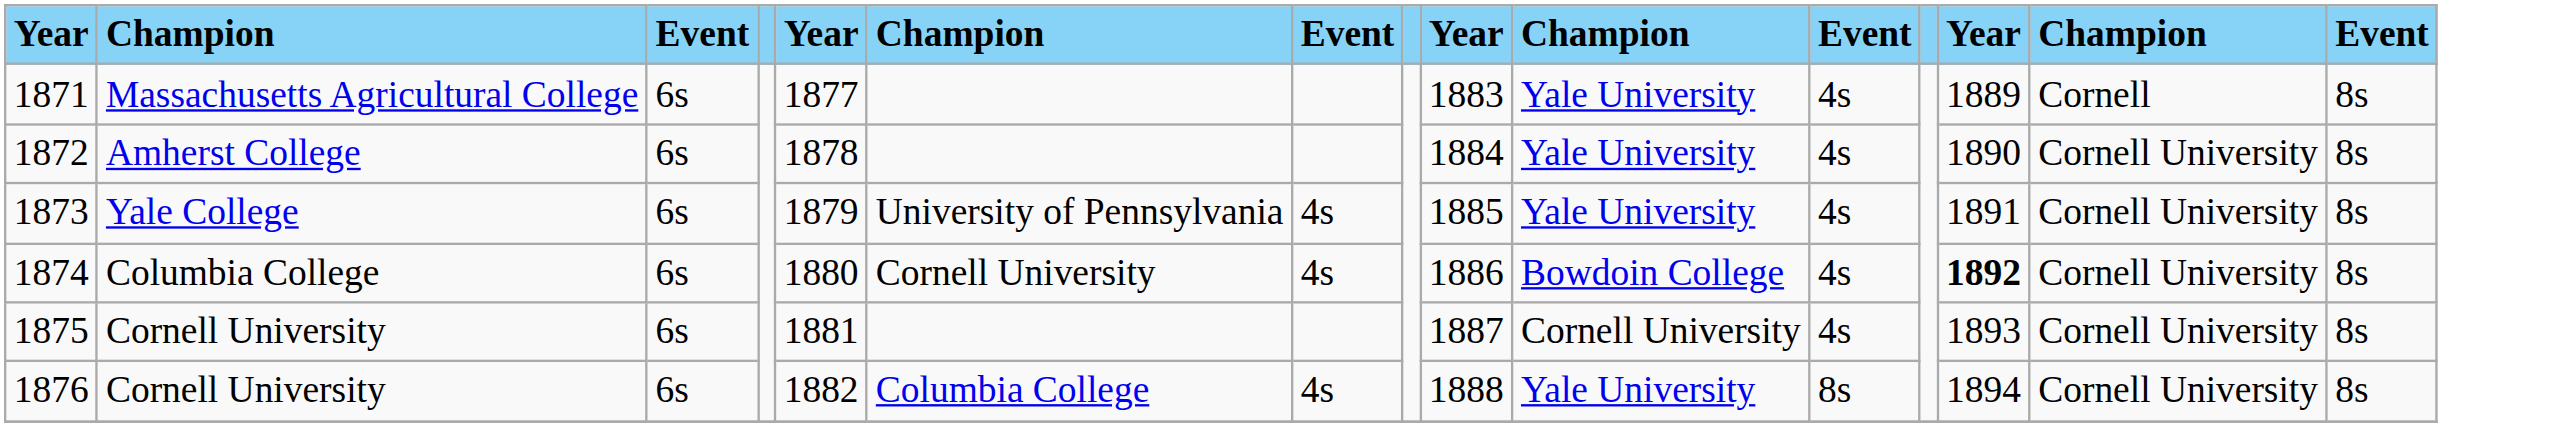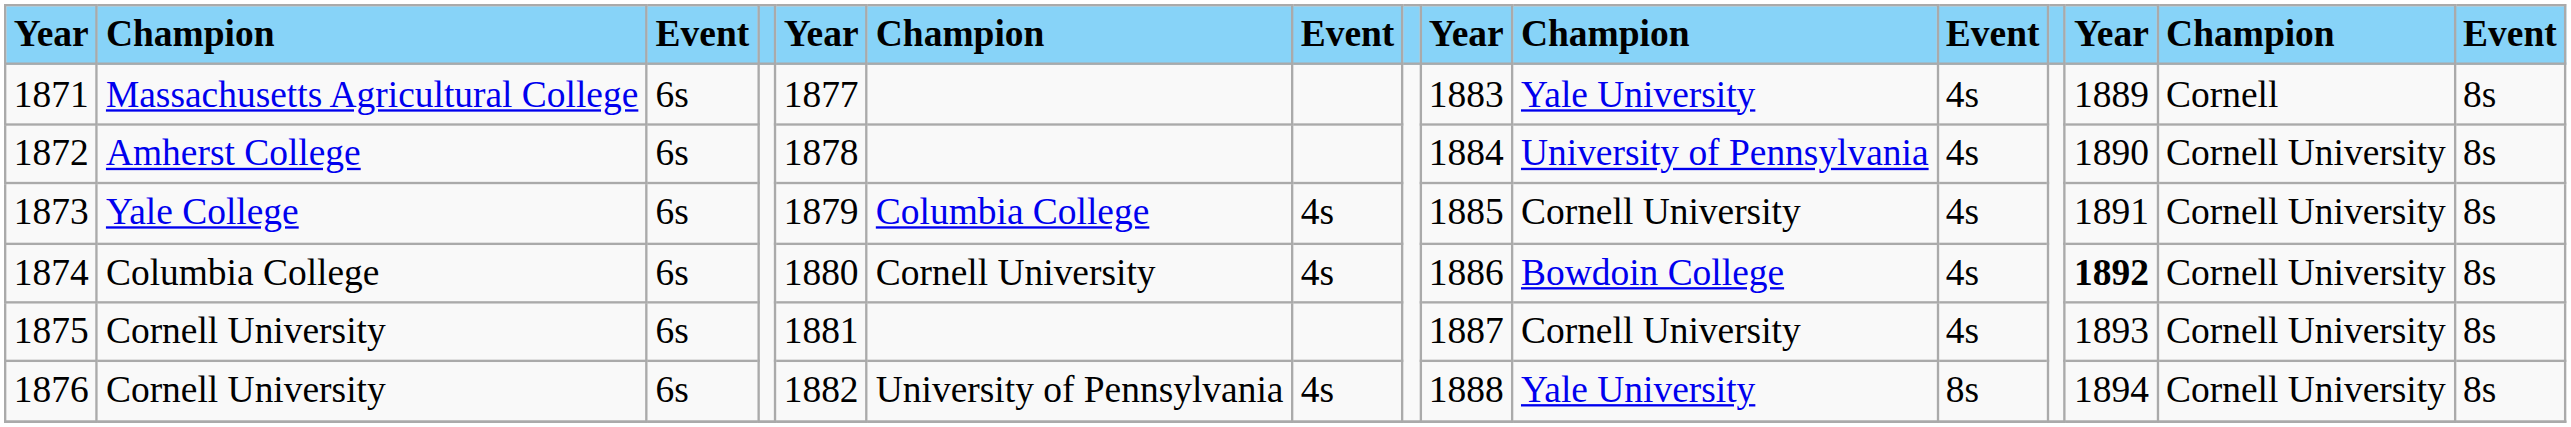(1638, 152) Yale University -> (1725, 152) University of Pennsylvania
(1080, 212) University of Pennsylvania -> (1013, 212) Columbia College
(1638, 212) Yale University -> (1661, 212) Cornell University
(1013, 390) Columbia College -> (1080, 390) University of Pennsylvania
